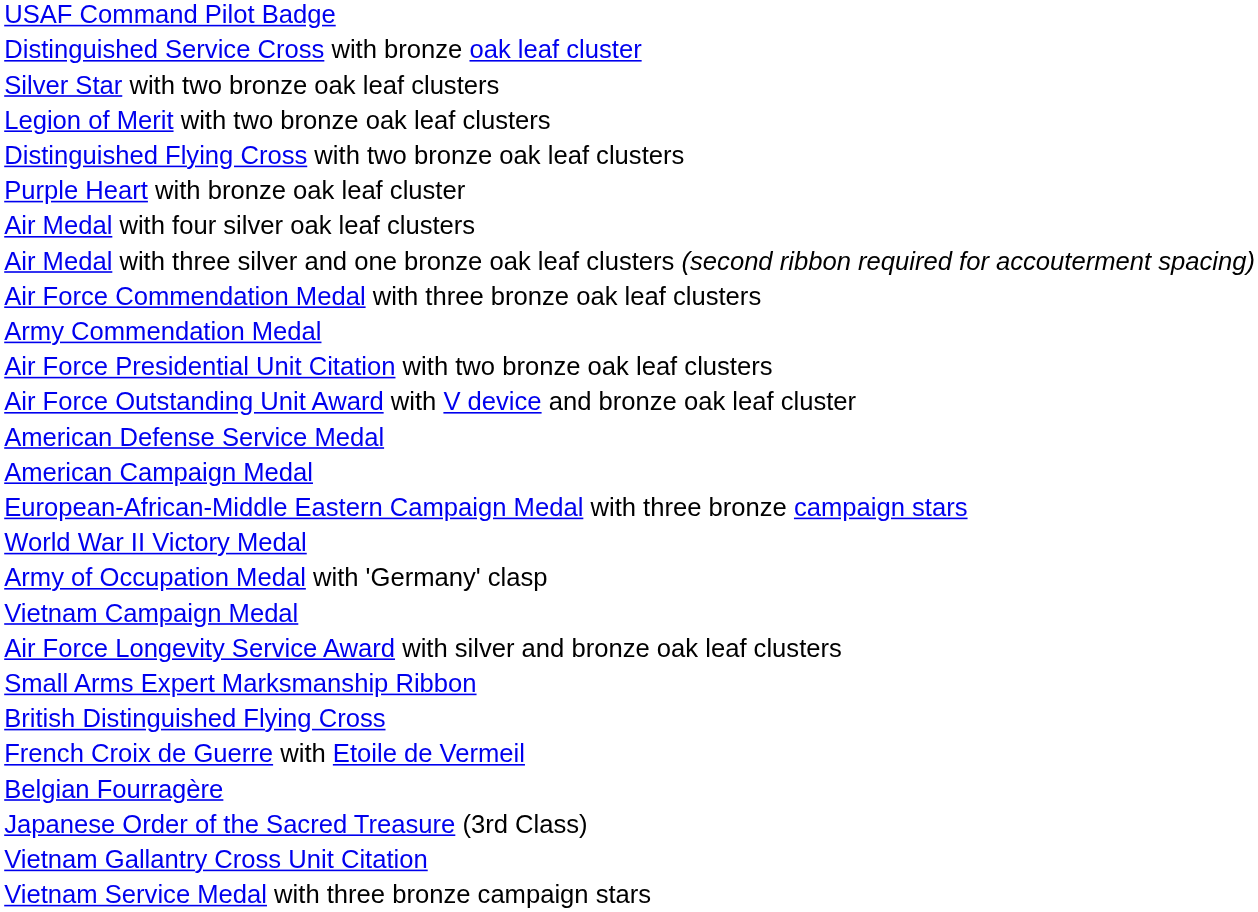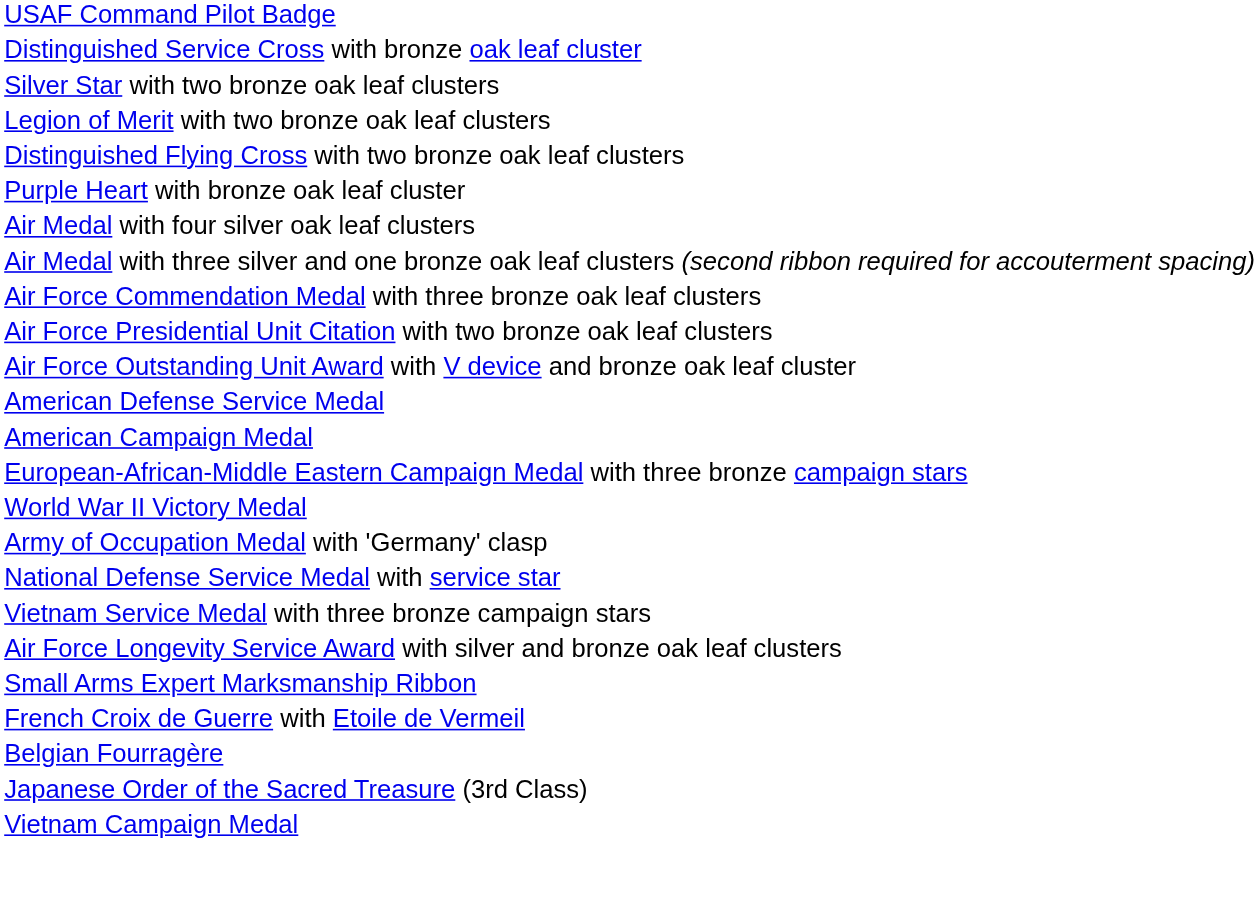- row: (163, 331)
+ row: (282, 578)
rows swapped: (328, 894) <-> (151, 613)
- row: (195, 718)
- row: (216, 859)
